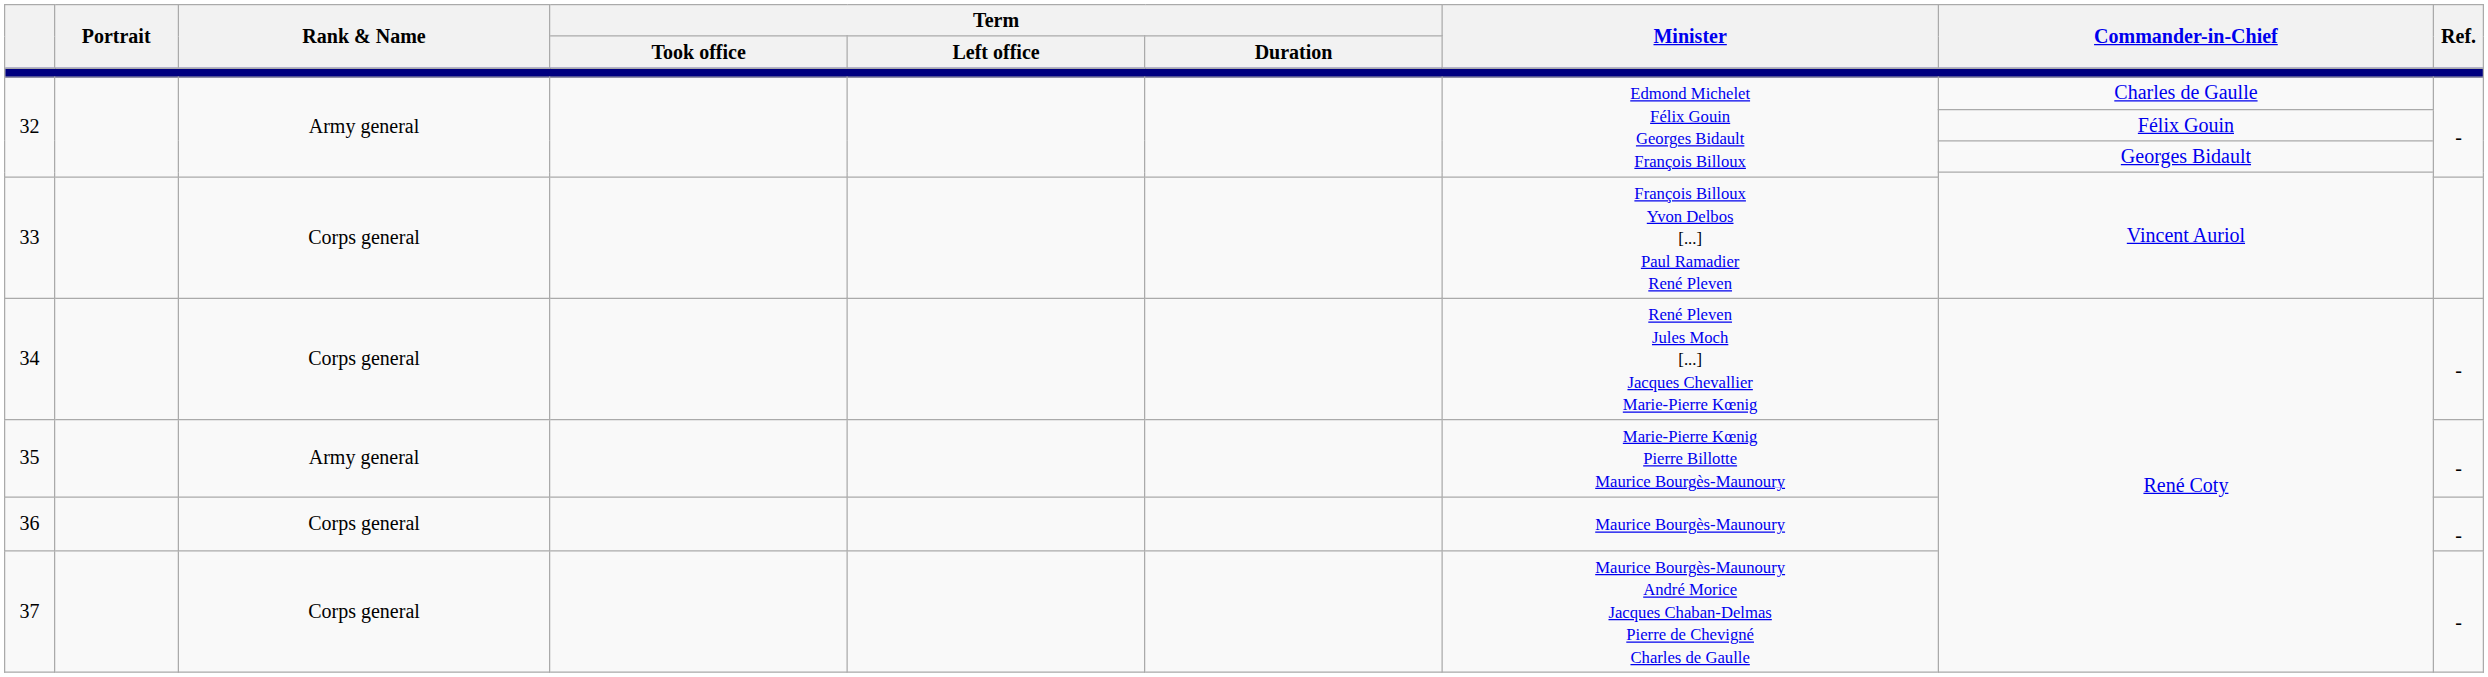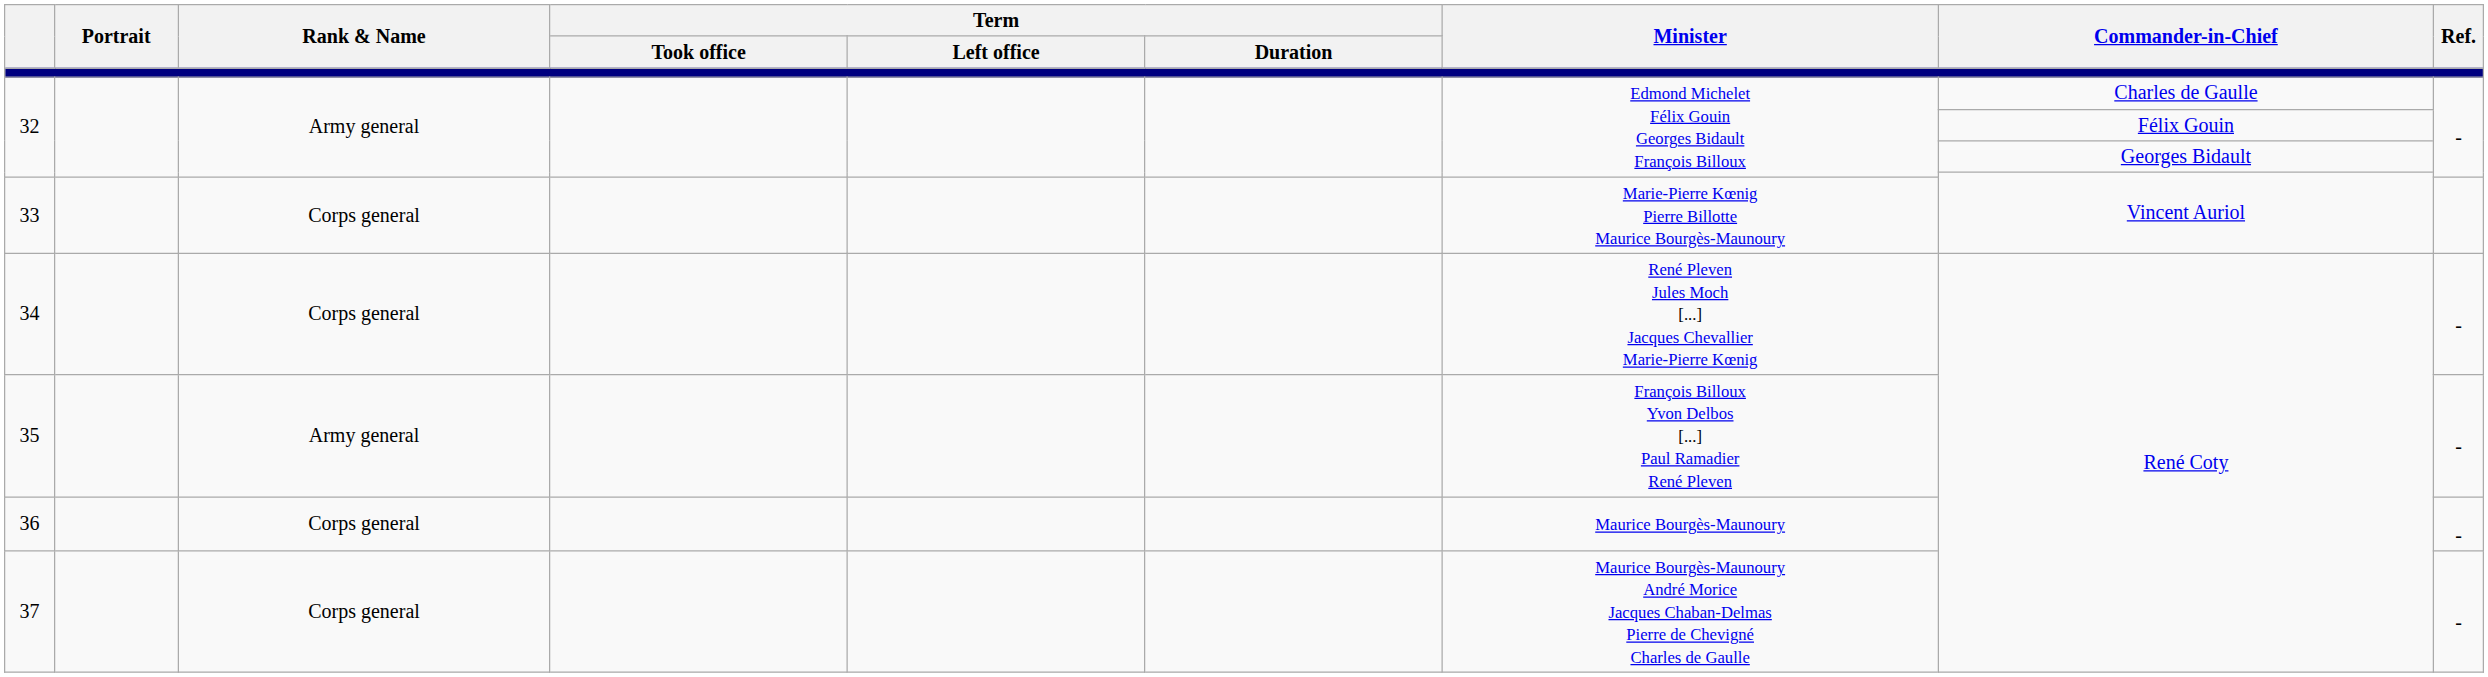(1690, 238) François Billoux Yvon Delbos [...] Paul Ramadier René Pleven -> (1690, 215) Marie-Pierre Kœnig Pierre Billotte Maurice Bourgès-Maunoury
(1690, 459) Marie-Pierre Kœnig Pierre Billotte Maurice Bourgès-Maunoury -> (1690, 436) François Billoux Yvon Delbos [...] Paul Ramadier René Pleven
